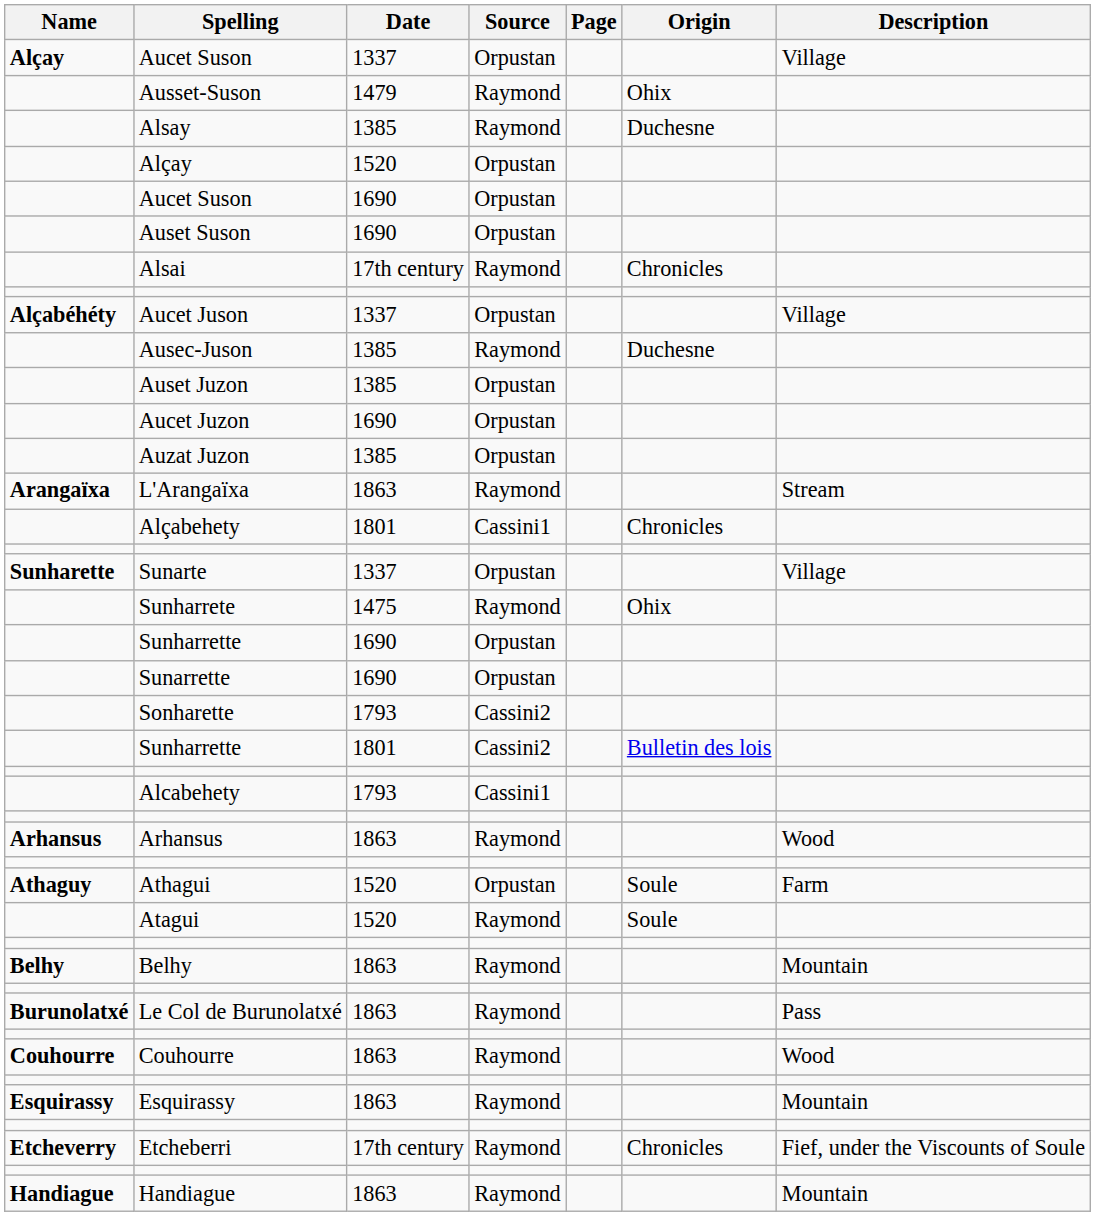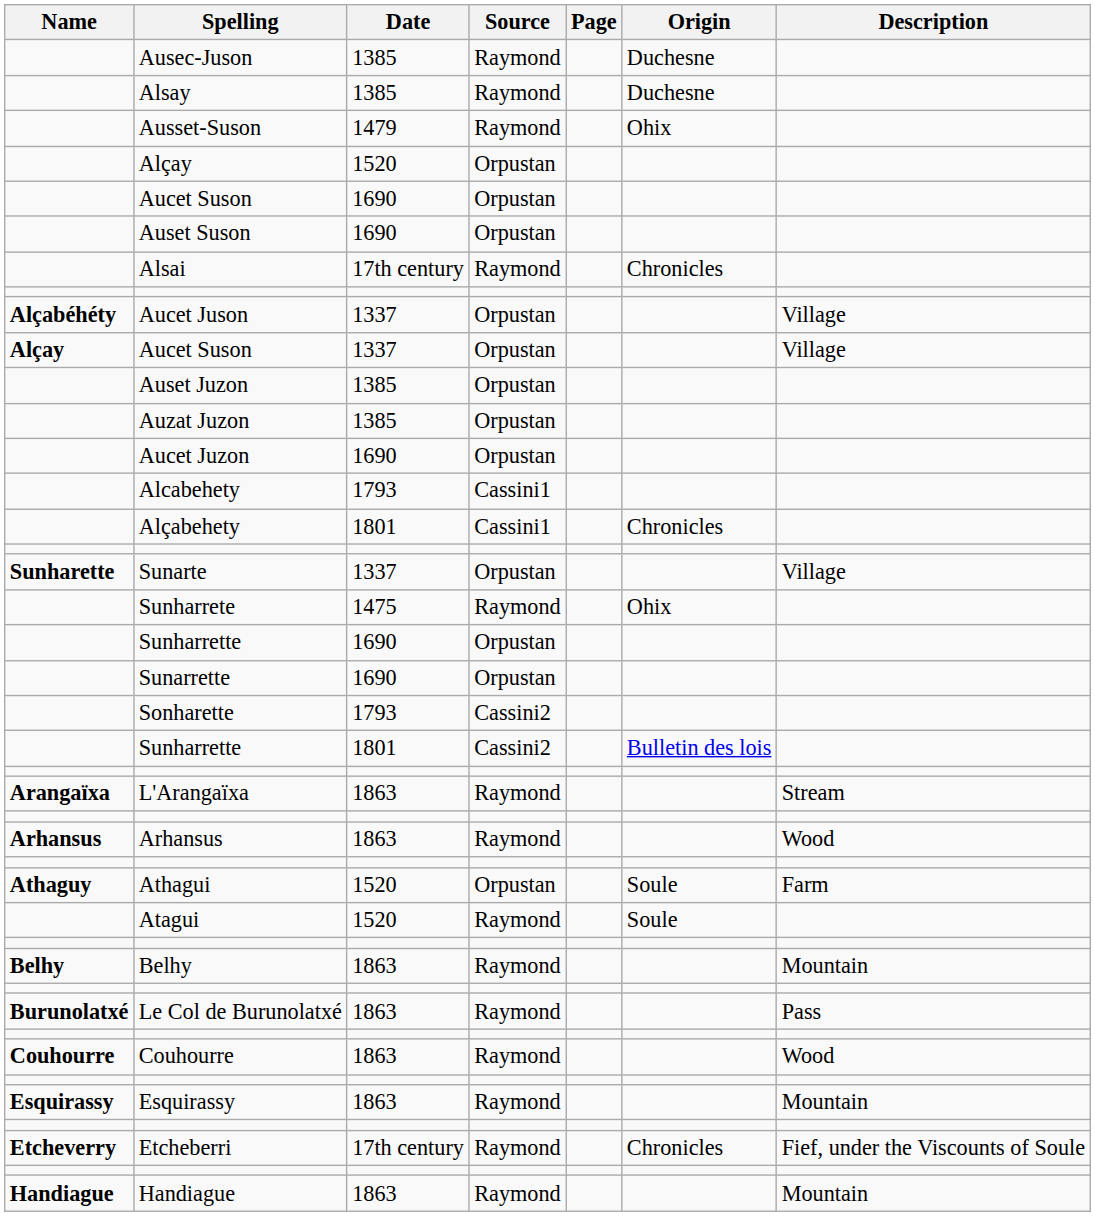rows swapped: (195, 57) <-> (196, 349)
rows swapped: (165, 127) <-> (200, 92)
rows swapped: (194, 455) <-> (194, 420)
rows swapped: (189, 793) <-> (194, 490)
